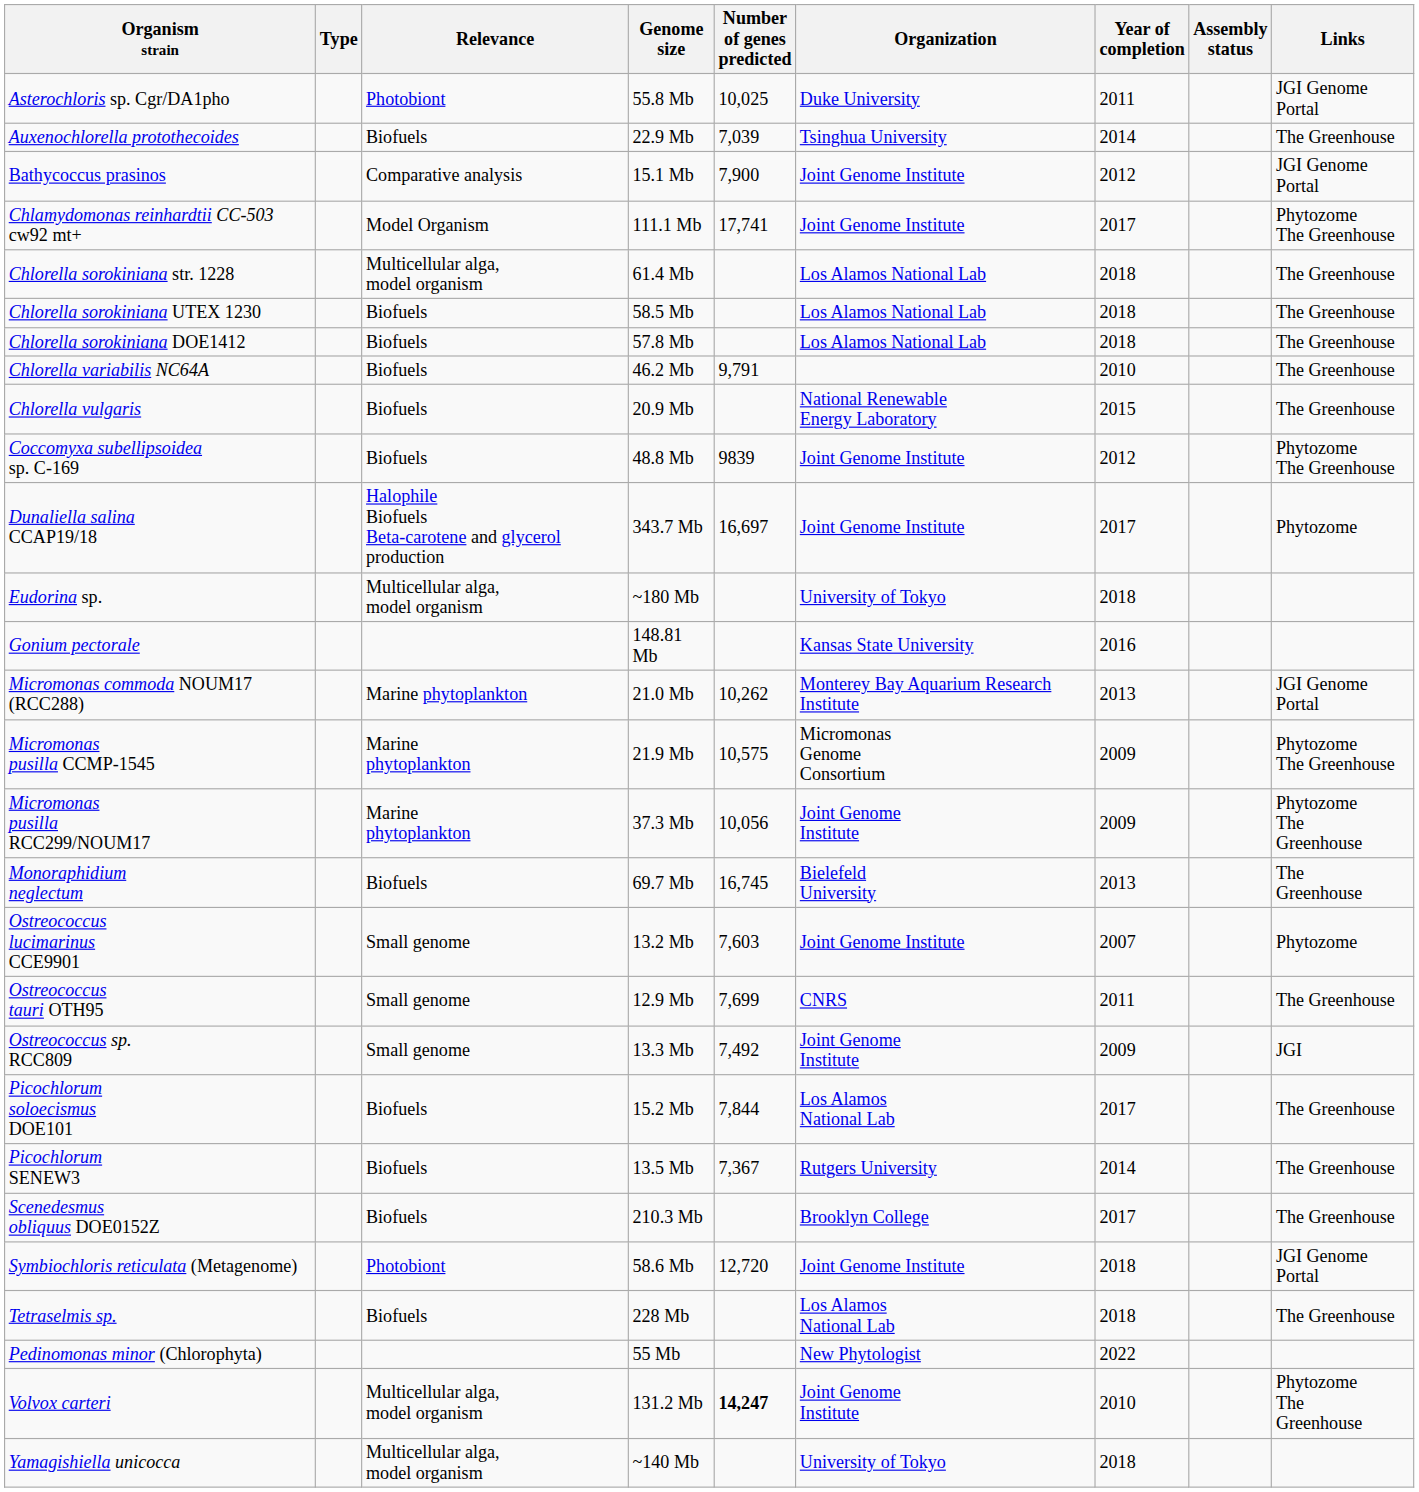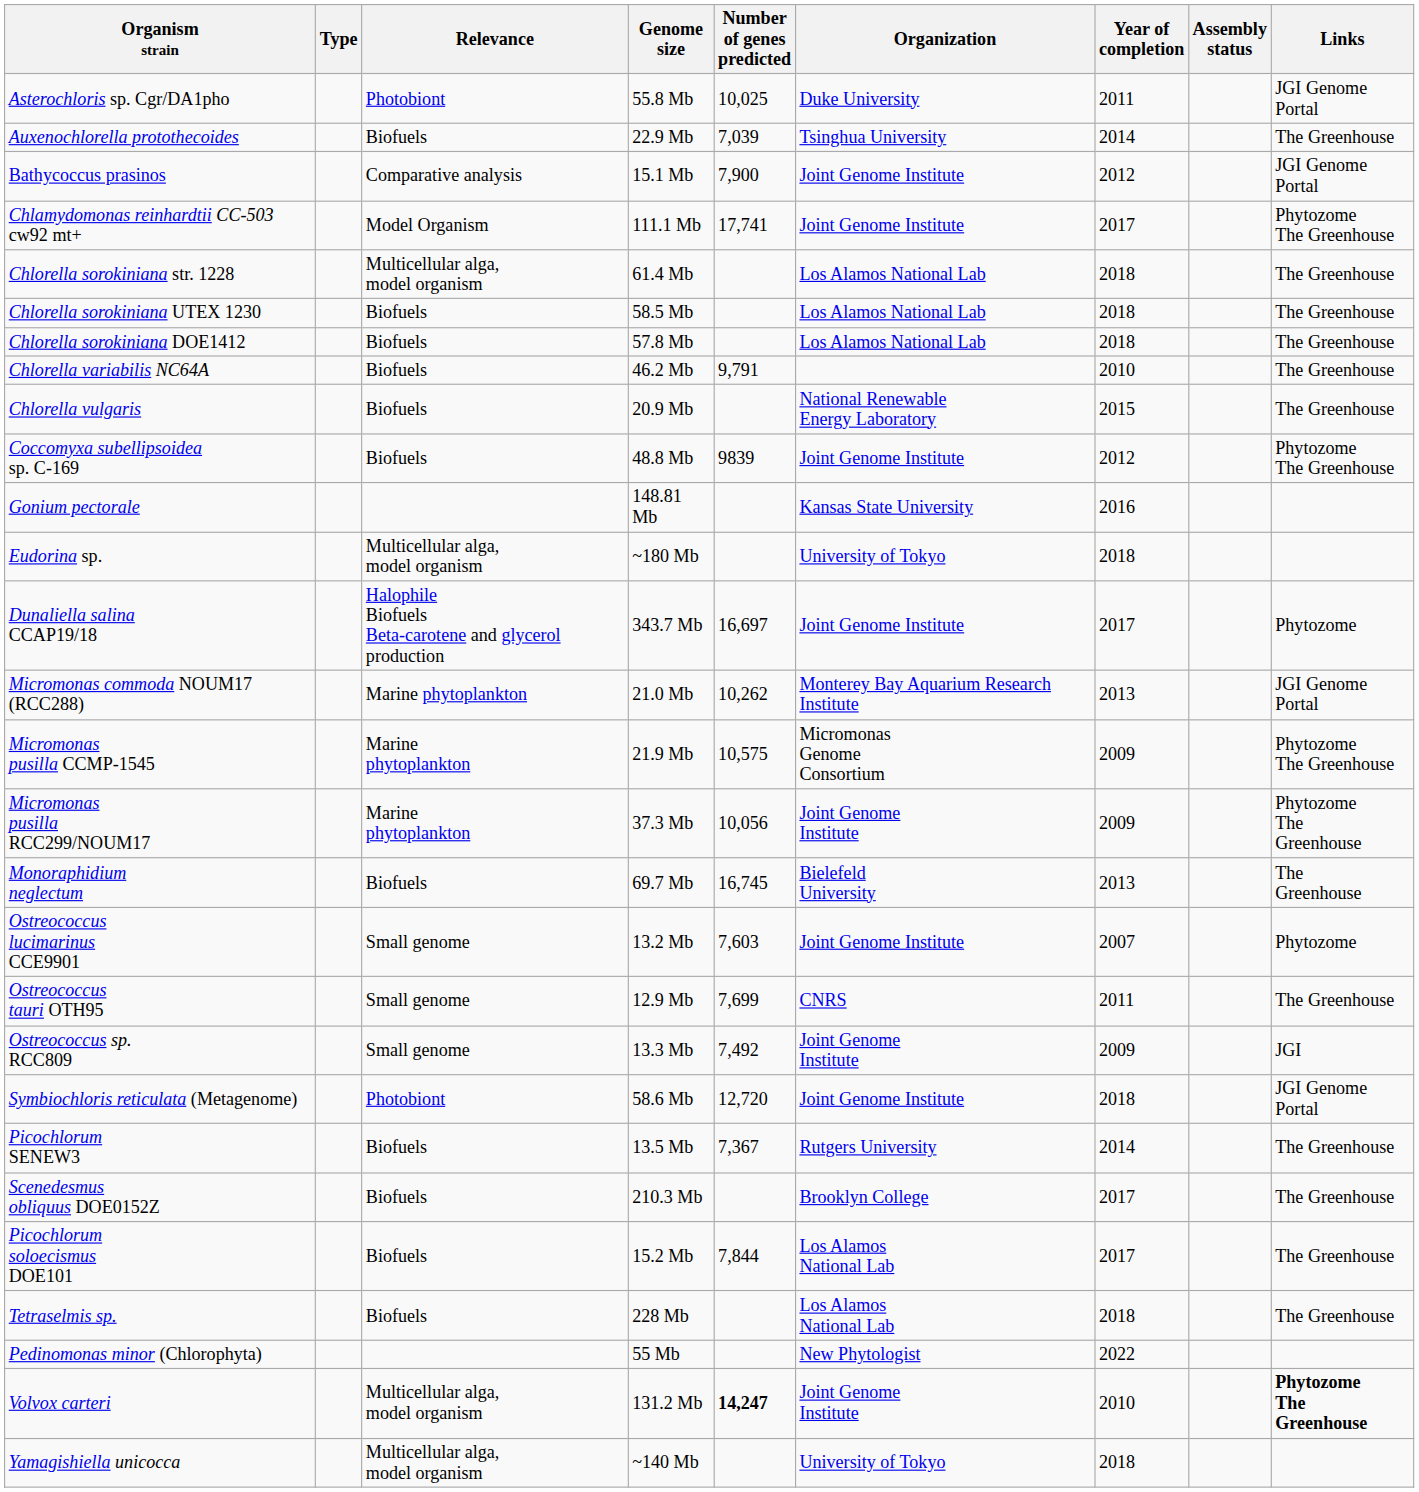rows swapped: (72, 527) <-> (74, 645)
rows swapped: (55, 1109) <-> (153, 1266)
(1319, 1403) normal -> (1321, 1403) bold
